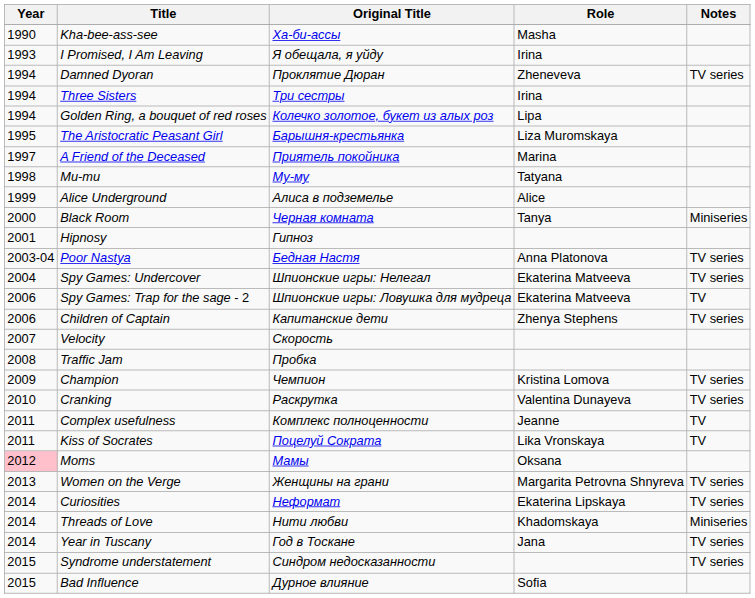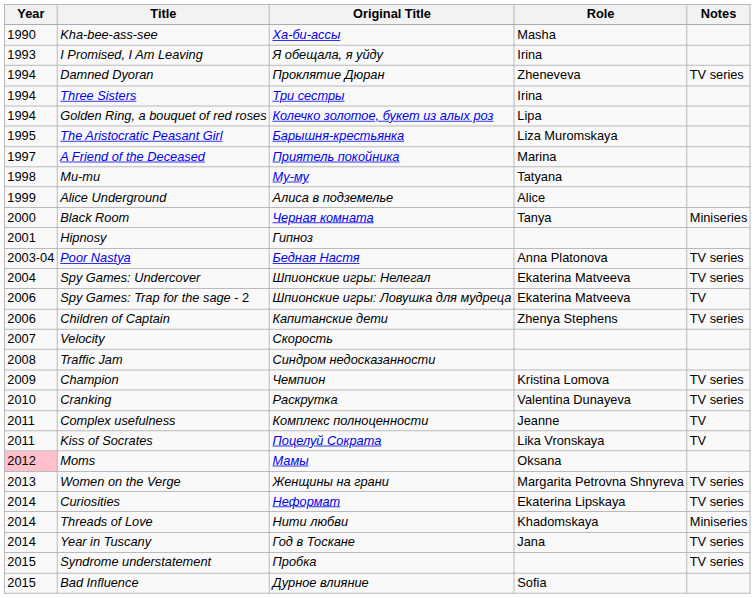(294, 359) Пробка -> (354, 359) Синдром недосказанности
(354, 562) Синдром недосказанности -> (294, 562) Пробка
